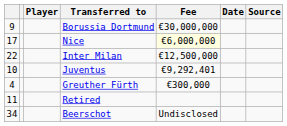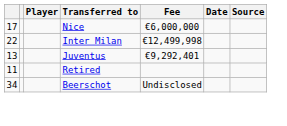- row: (108, 26)
(188, 41) lightyellow background -> (172, 26) no background
(188, 56) €12,500,000 -> (172, 41) €12,499,998
(12, 70) 10 -> (12, 56) 13
- row: (100, 85)
